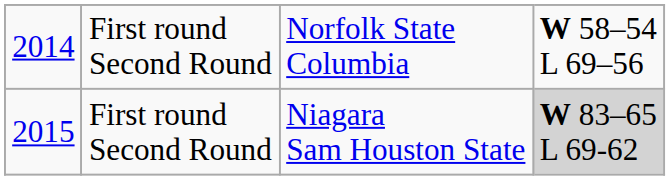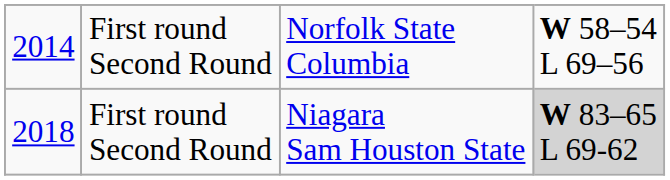(43, 131) 2015 -> (43, 131) 2018
